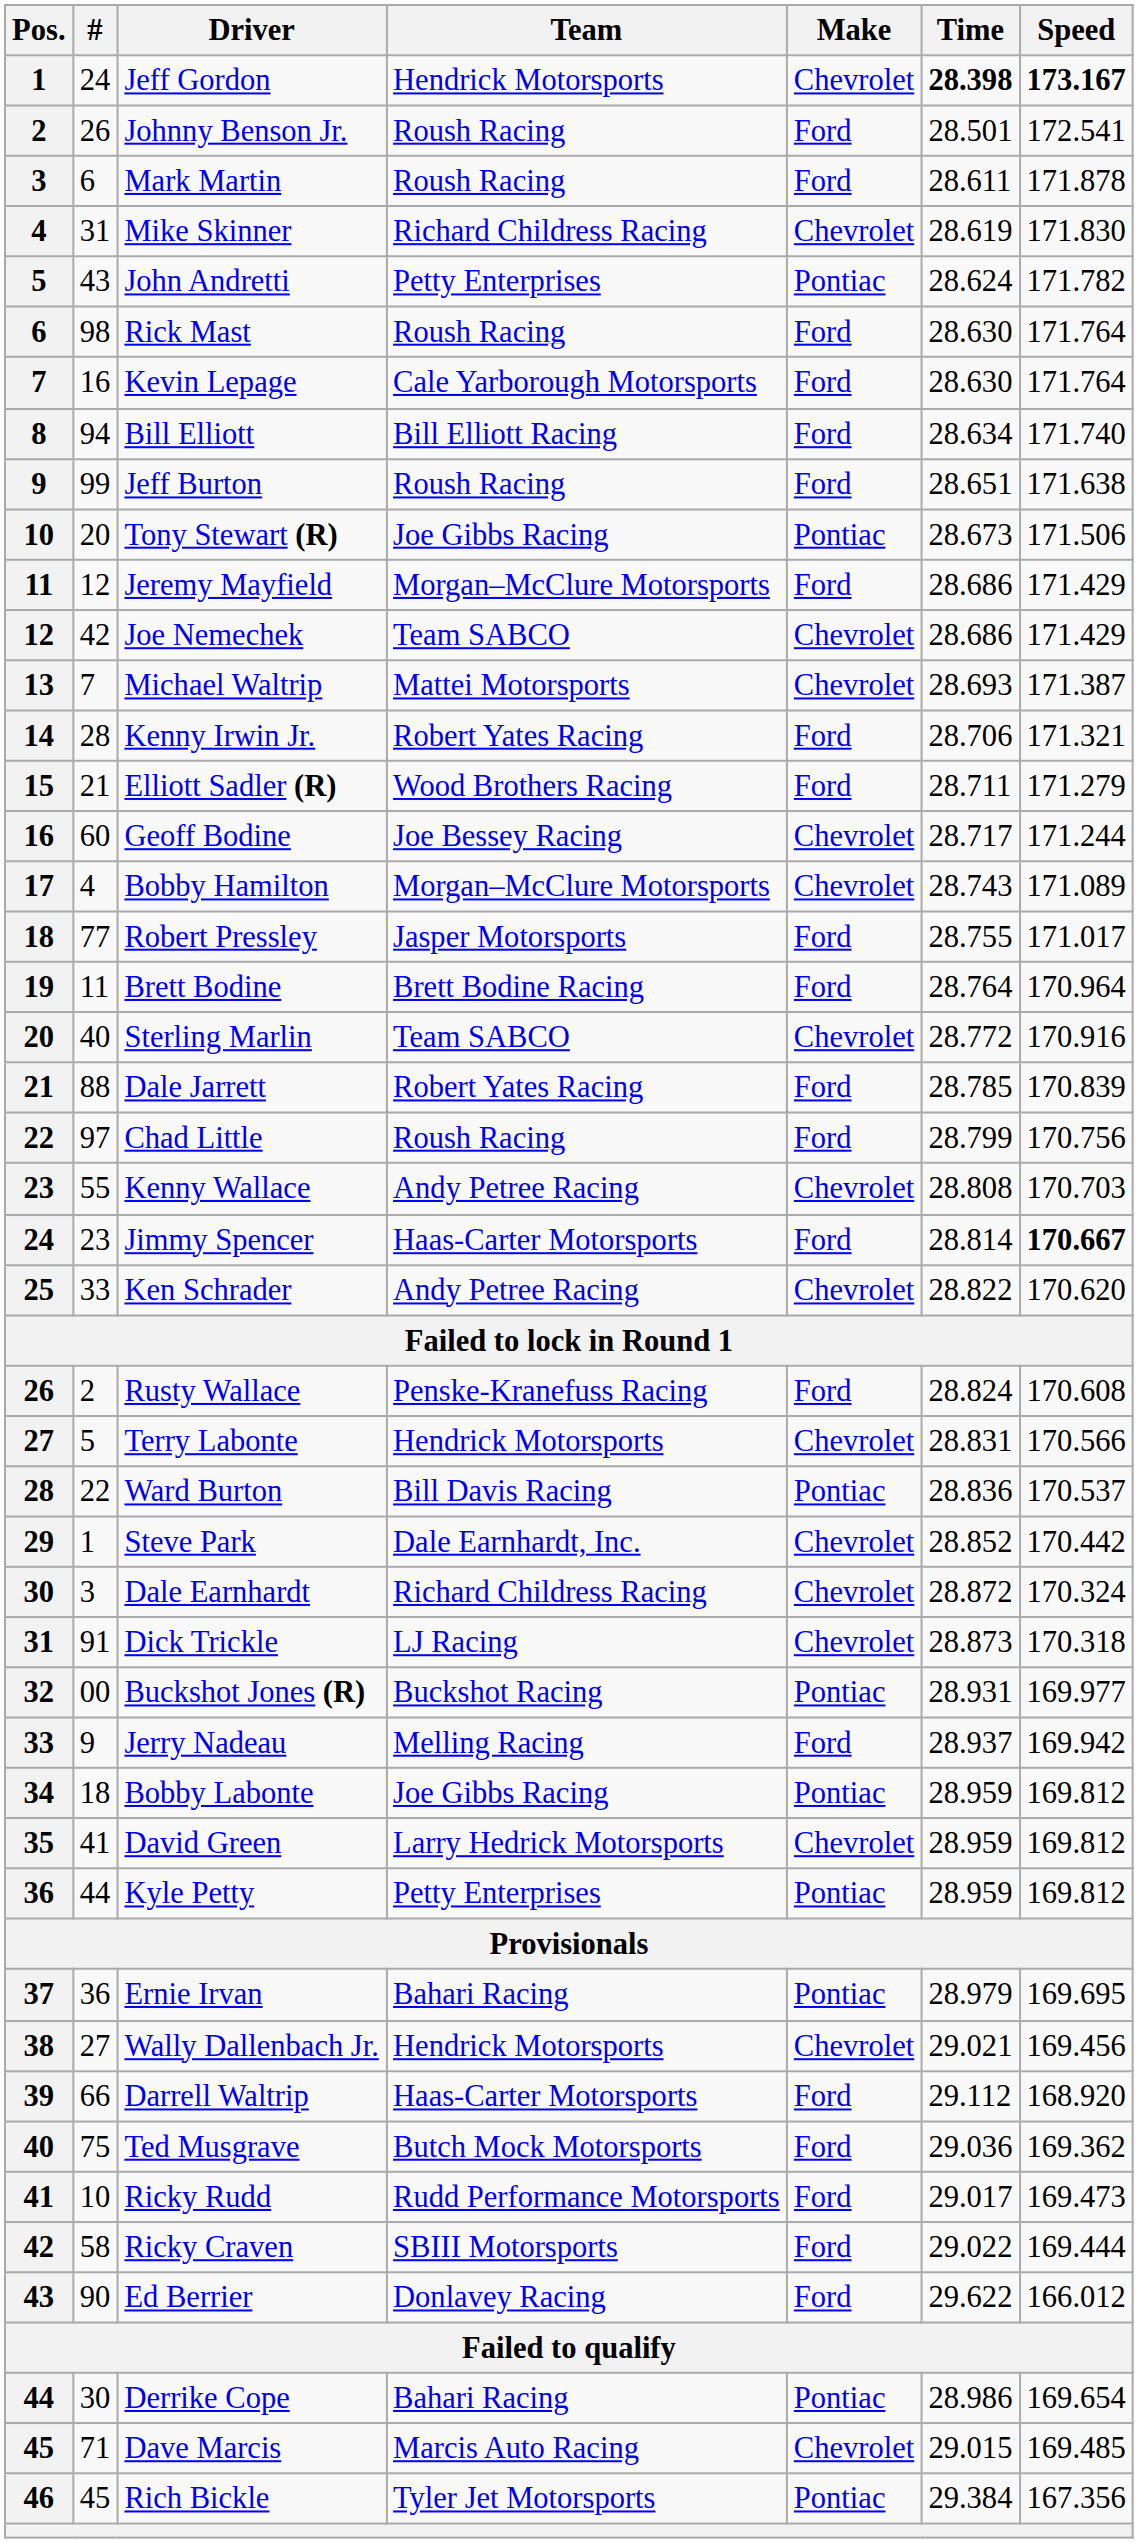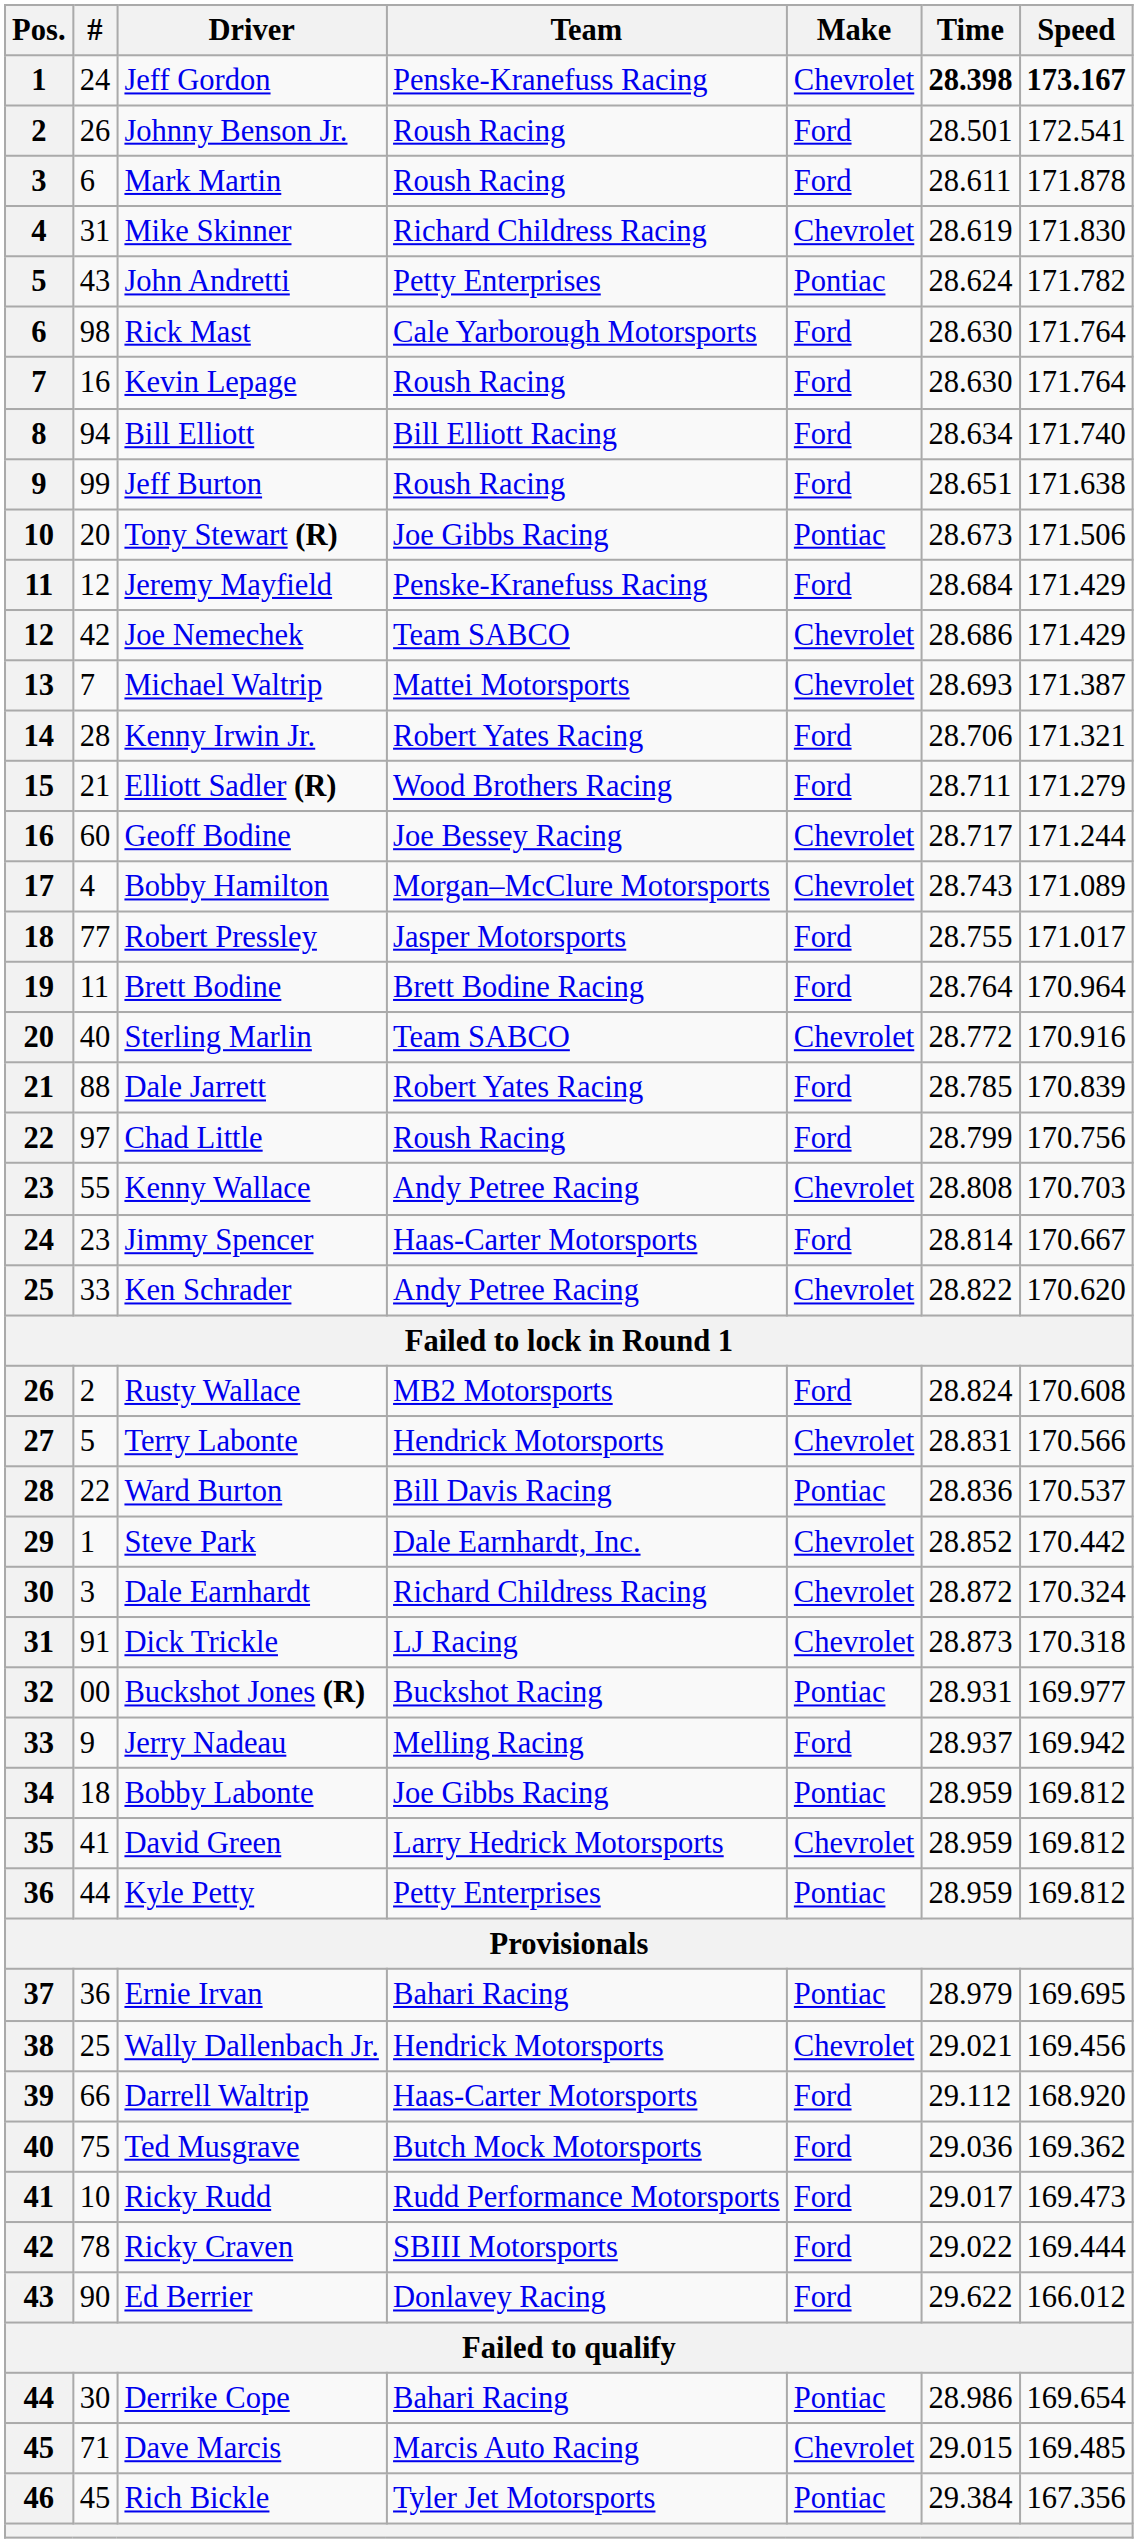(528, 80) Hendrick Motorsports -> (550, 80) Penske-Kranefuss Racing
(479, 332) Roush Racing -> (575, 332) Cale Yarborough Motorsports
(575, 382) Cale Yarborough Motorsports -> (479, 382) Roush Racing
(581, 584) Morgan–McClure Motorsports -> (550, 584) Penske-Kranefuss Racing
(970, 584) 28.686 -> (970, 584) 28.684
(1076, 1238) bold -> (1076, 1238) normal
(550, 1390) Penske-Kranefuss Racing -> (503, 1390) MB2 Motorsports
(95, 2044) 27 -> (95, 2044) 25
(95, 2246) 58 -> (95, 2246) 78
